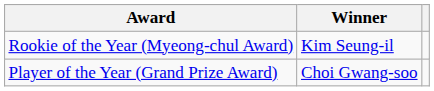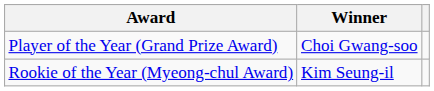rows swapped: (143, 72) <-> (151, 45)
